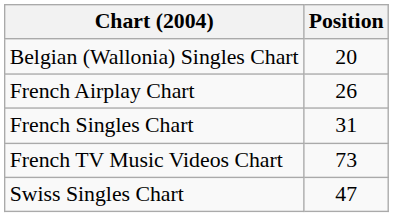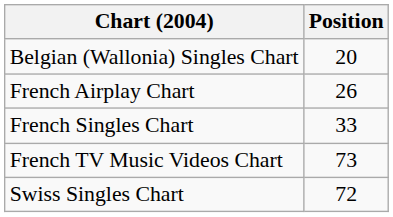(346, 125) 31 -> (346, 125) 33
(346, 194) 47 -> (346, 194) 72
